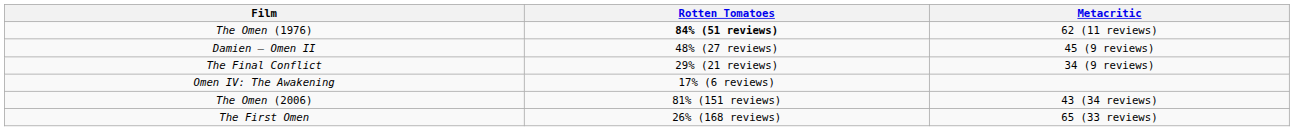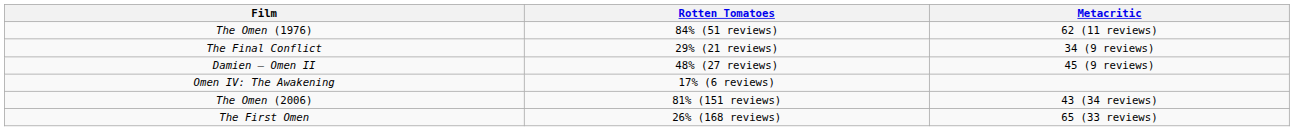(727, 30) bold -> (727, 30) normal
rows swapped: (264, 48) <-> (264, 65)
